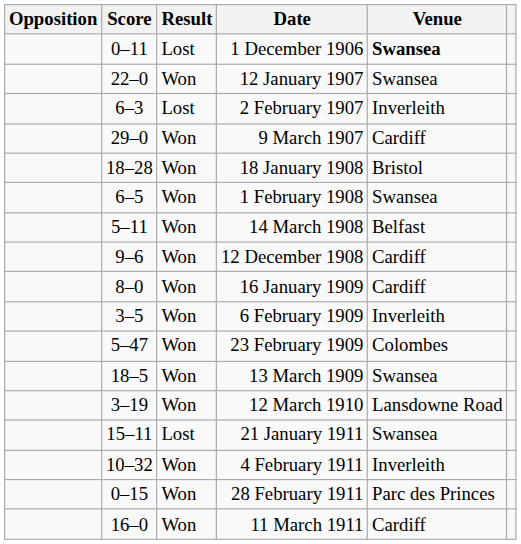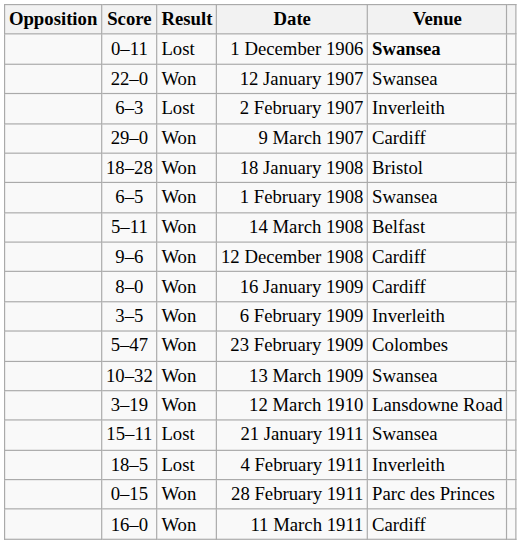(129, 375) 18–5 -> (129, 375) 10–32
(129, 464) 10–32 -> (129, 464) 18–5
(179, 464) Won -> (178, 464) Lost
